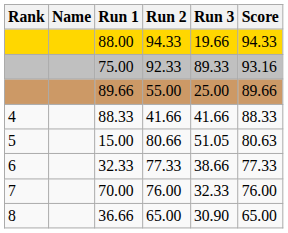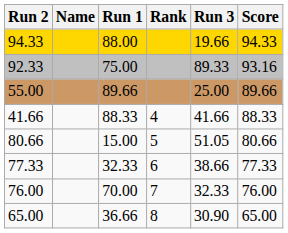columns swapped: (26, 16) <-> (166, 16)
(259, 141) 80.63 -> (259, 141) 80.66
